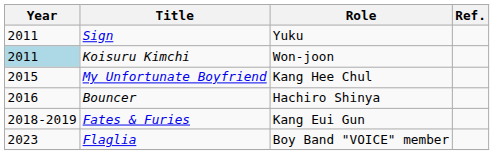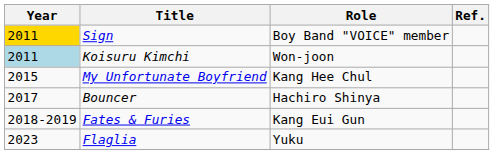(23, 36) no background -> (23, 36) gold background
(288, 36) Yuku -> (361, 36) Boy Band "VOICE" member
(23, 98) 2016 -> (23, 98) 2017
(361, 139) Boy Band "VOICE" member -> (288, 139) Yuku
